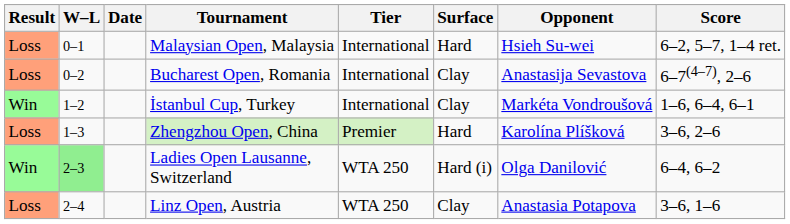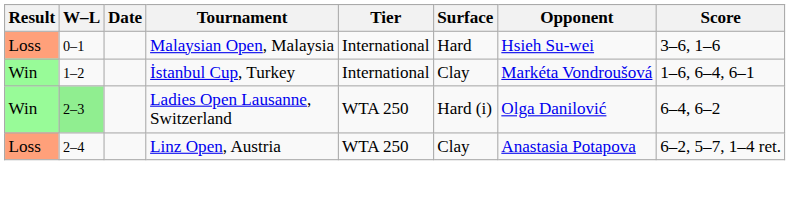(721, 45) 6–2, 5–7, 1–4 ret. -> (690, 45) 3–6, 1–6
- row: (240, 74)
- row: (234, 131)
(690, 204) 3–6, 1–6 -> (721, 145) 6–2, 5–7, 1–4 ret.
